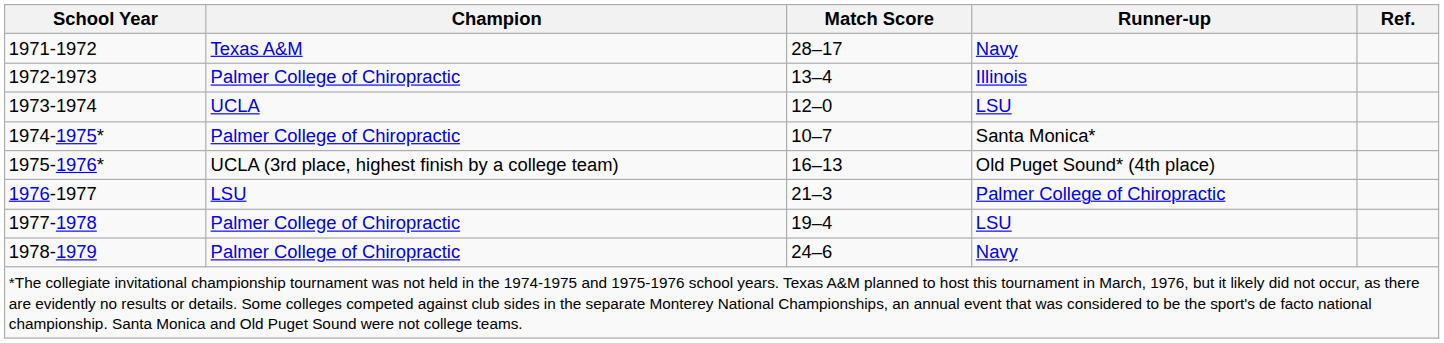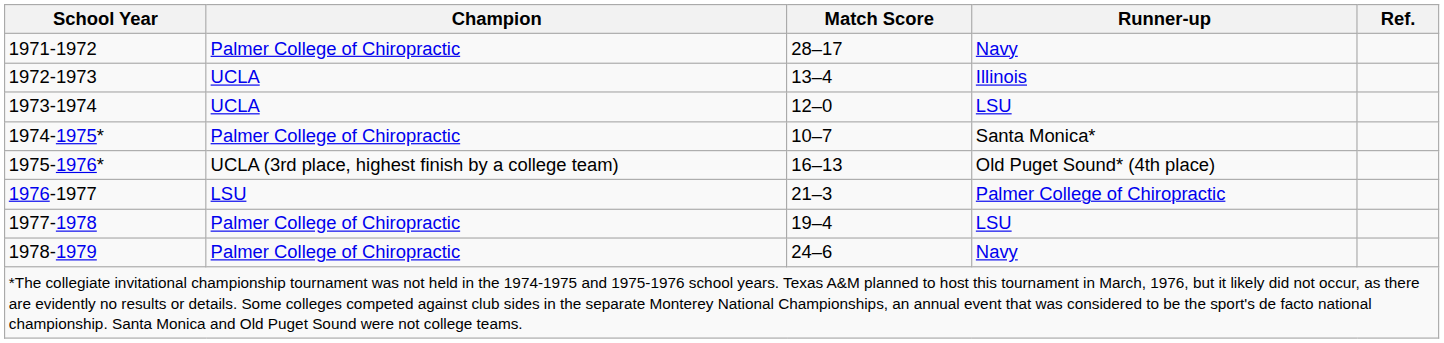(257, 48) Texas A&M -> (335, 48) Palmer College of Chiropractic
(335, 77) Palmer College of Chiropractic -> (235, 77) UCLA
